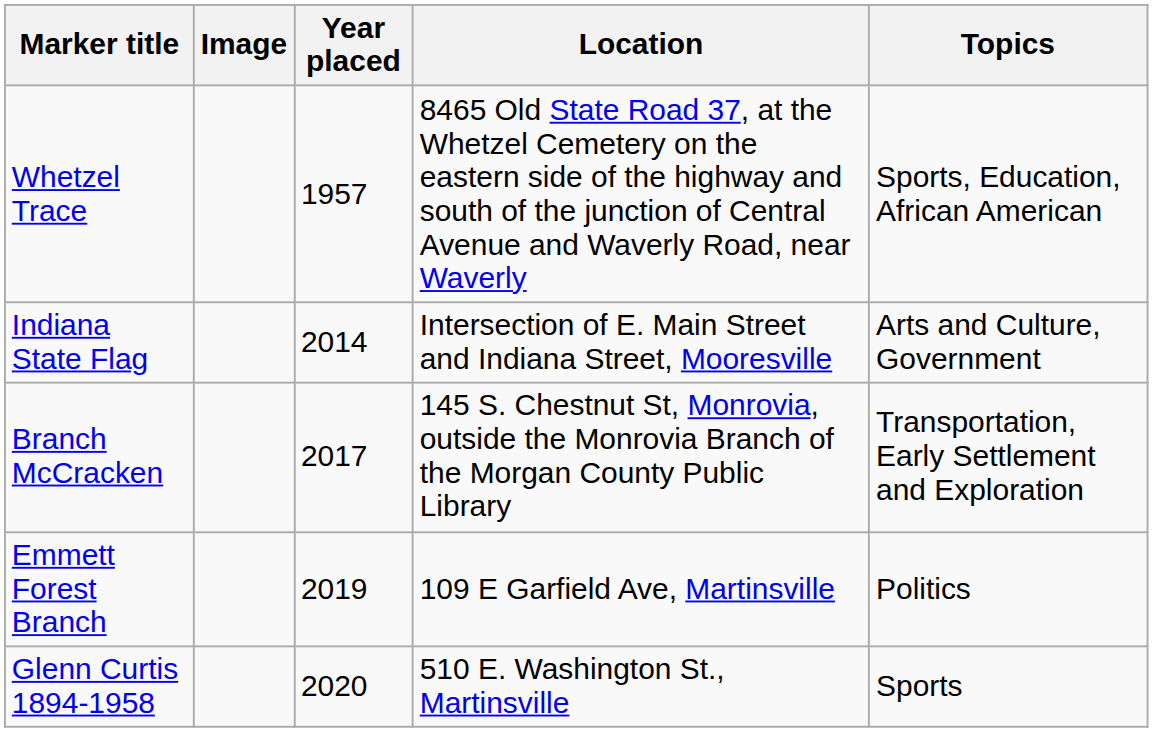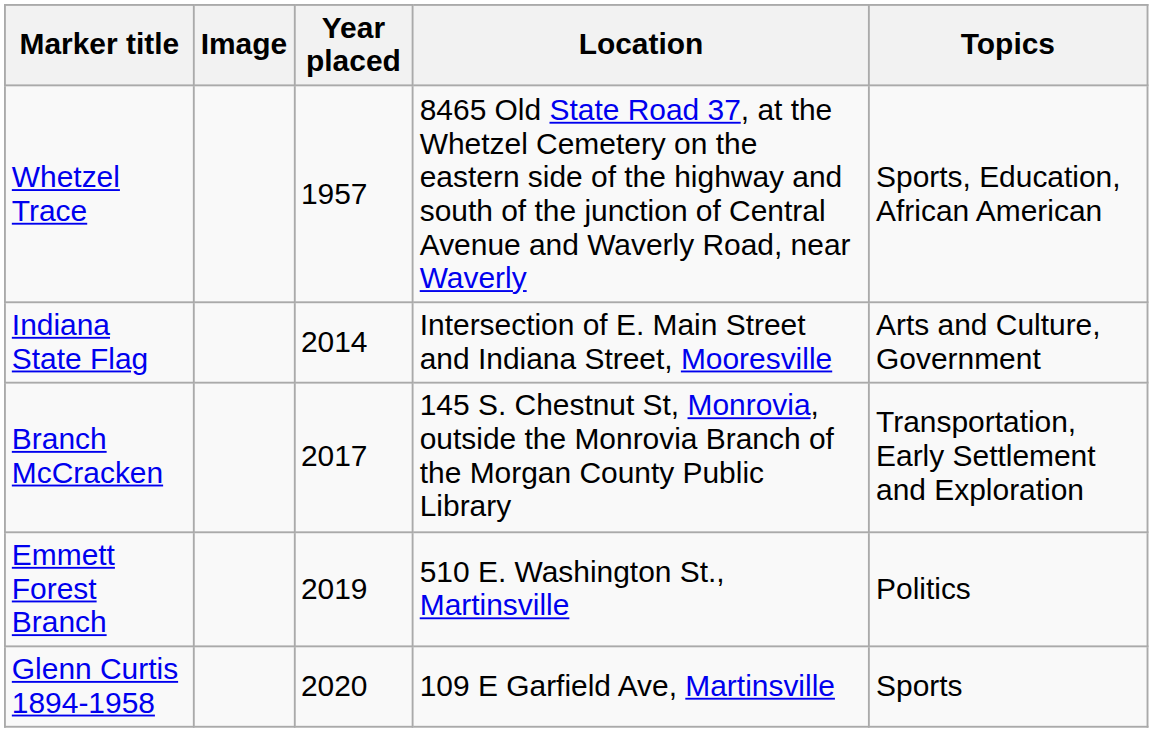(627, 588) 109 E Garfield Ave, Martinsville -> (572, 588) 510 E. Washington St., Martinsville
(572, 686) 510 E. Washington St., Martinsville -> (627, 686) 109 E Garfield Ave, Martinsville
